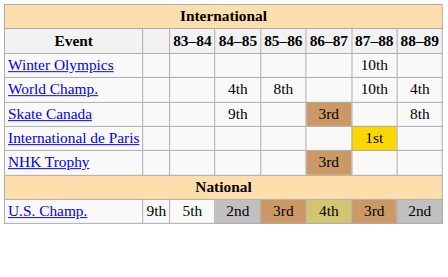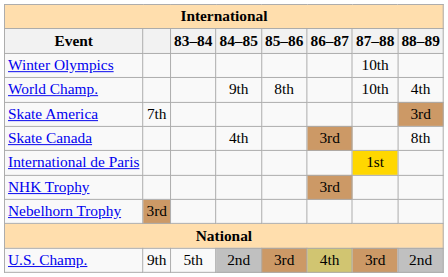(238, 89) 4th -> (239, 89) 9th
+ row: (53, 114)
(238, 114) 9th -> (239, 138) 4th
+ row: (65, 211)
